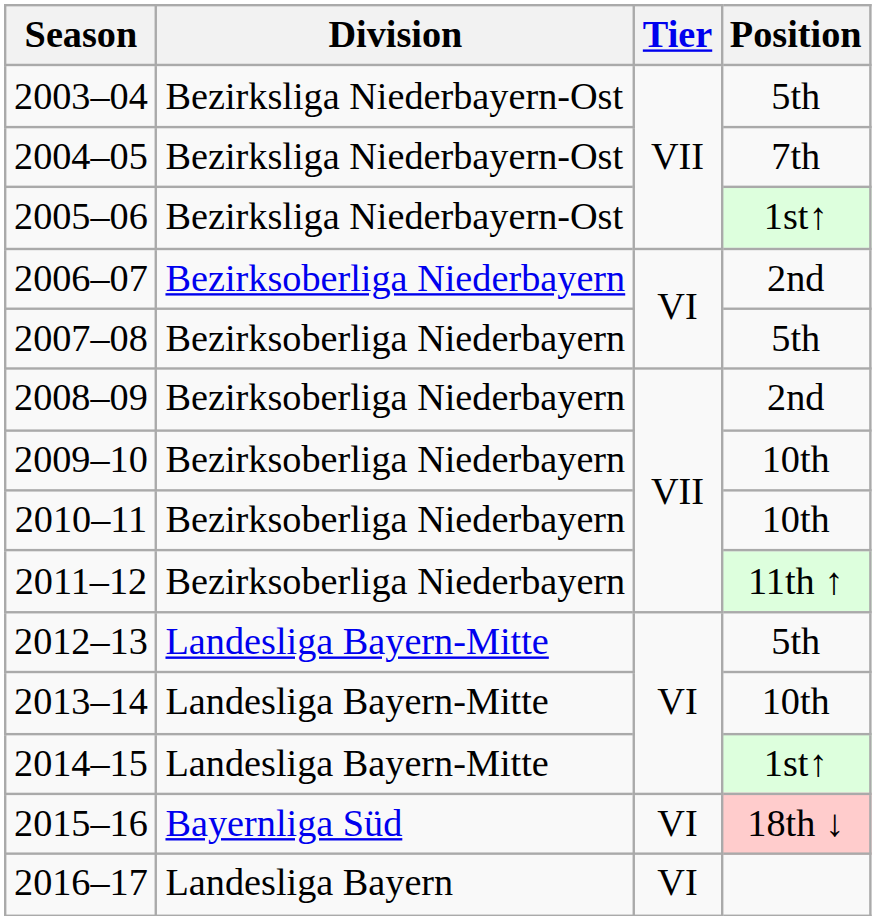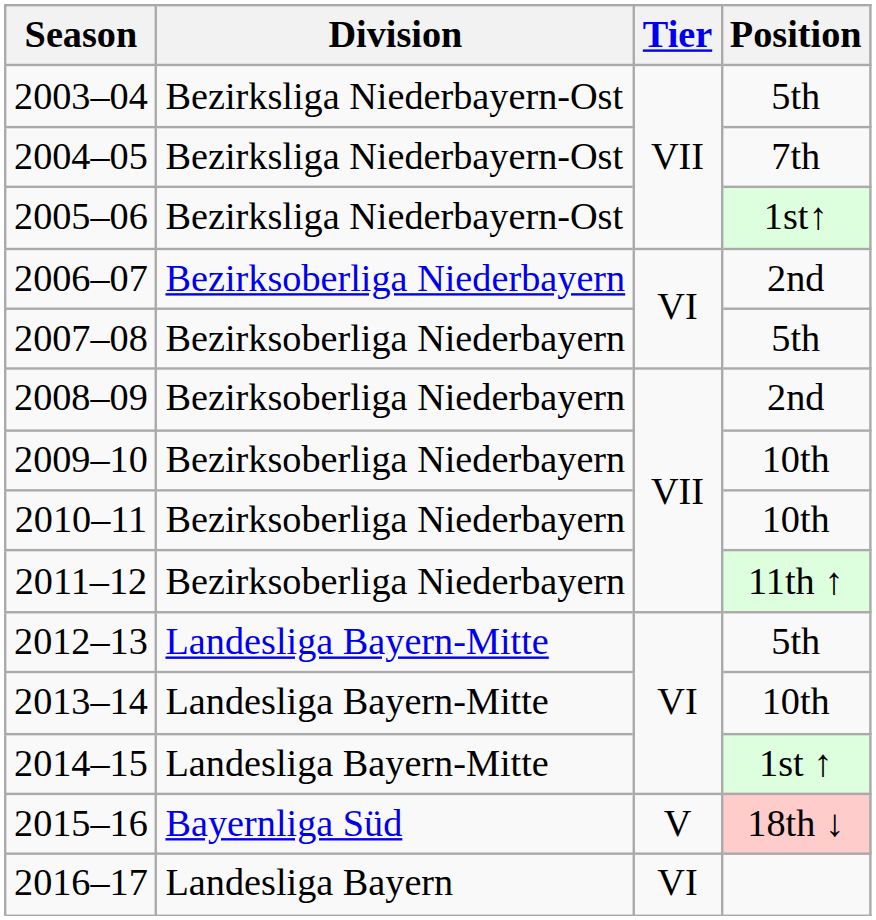(796, 762) 1st↑ -> (796, 762) 1st ↑
(678, 823) VI -> (678, 823) V
